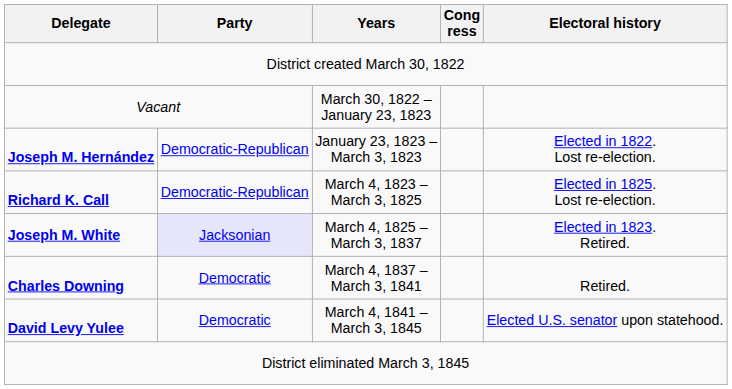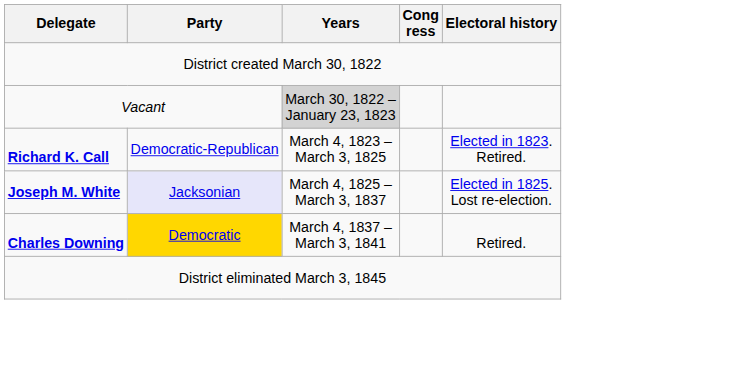(376, 107) no background -> (341, 107) lightgrey background
- row: (81, 157)
(605, 192) Elected in 1825. Lost re-election. -> (501, 149) Elected in 1823. Retired.
(605, 235) Elected in 1823. Retired. -> (501, 192) Elected in 1825. Lost re-election.
(235, 278) no background -> (205, 235) gold background
- row: (66, 328)
